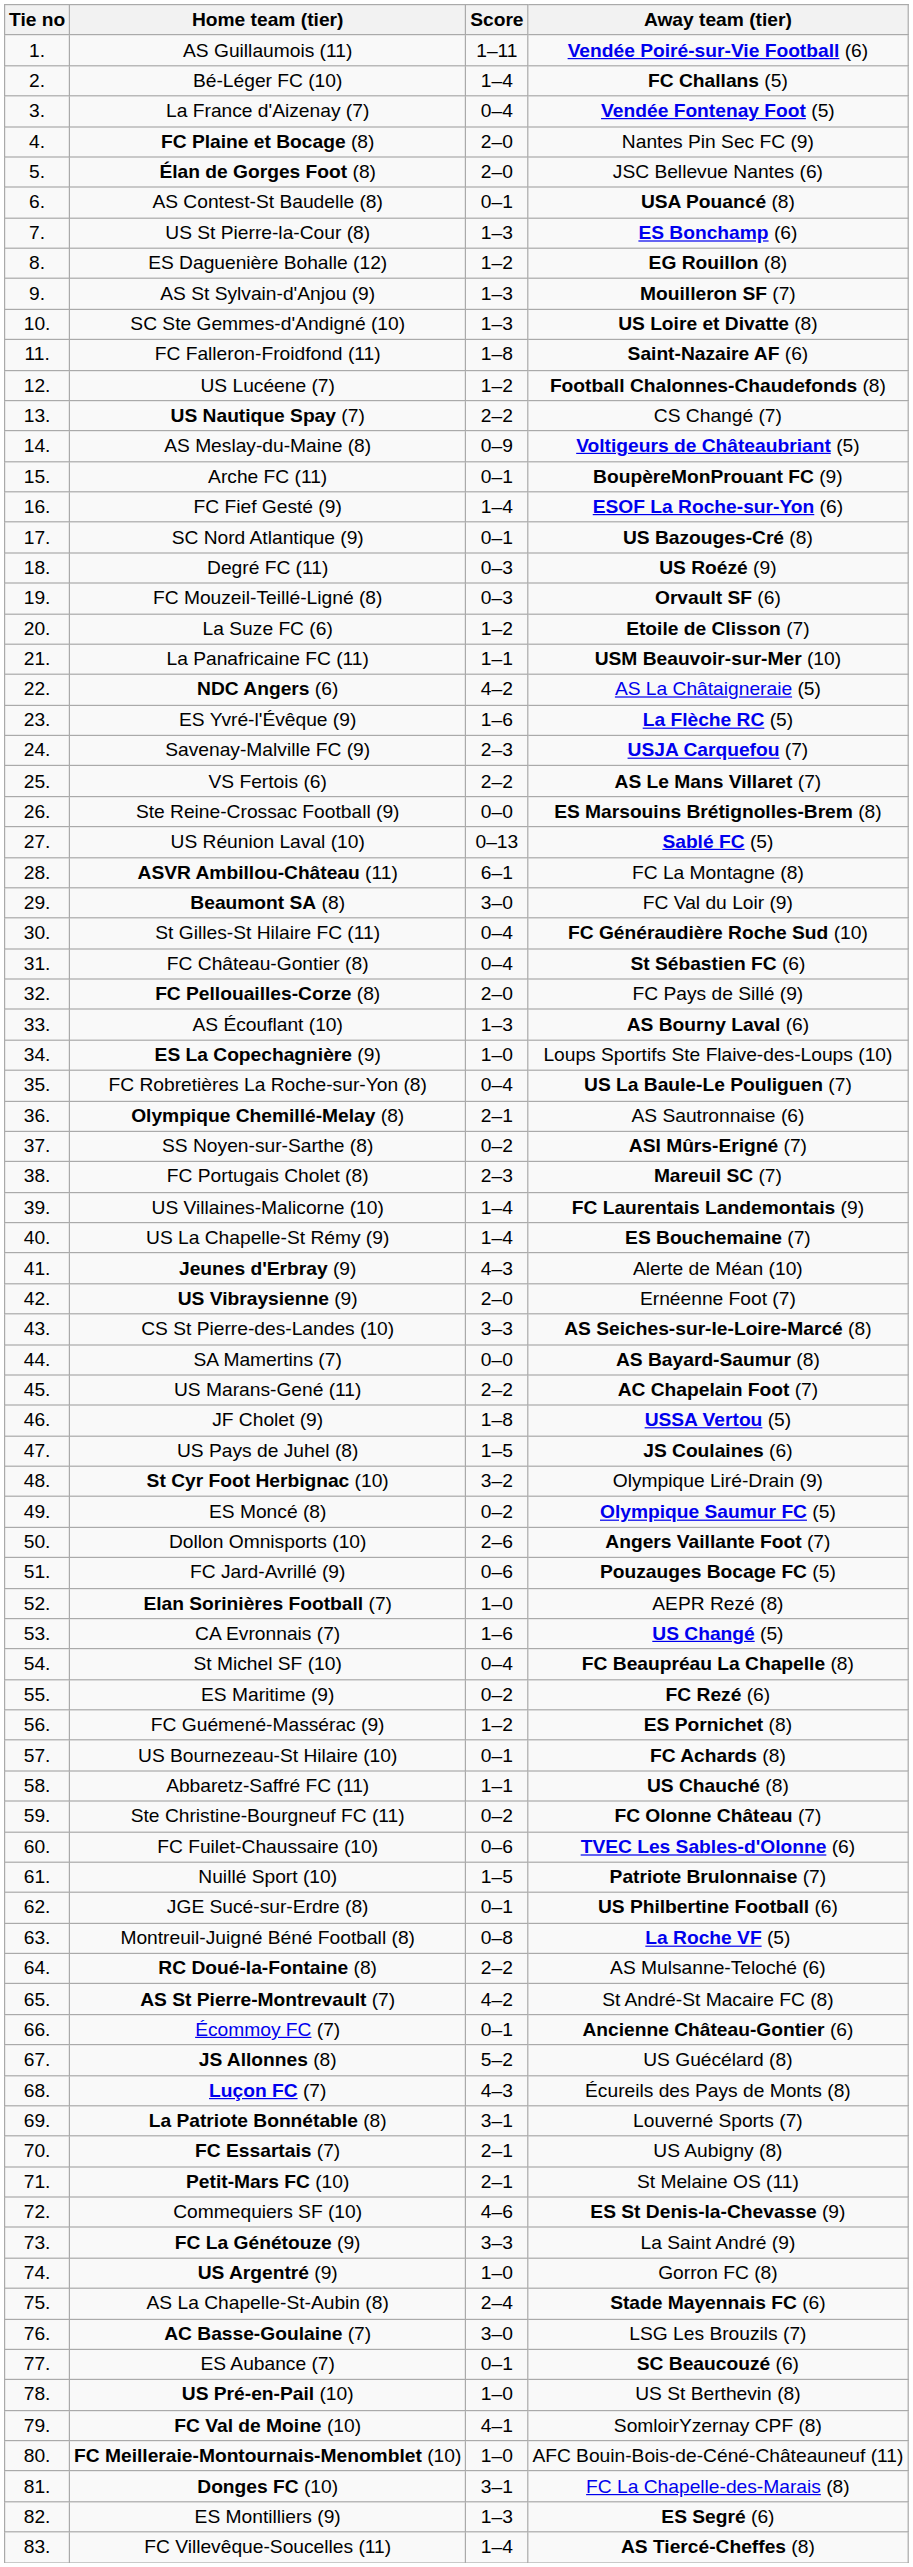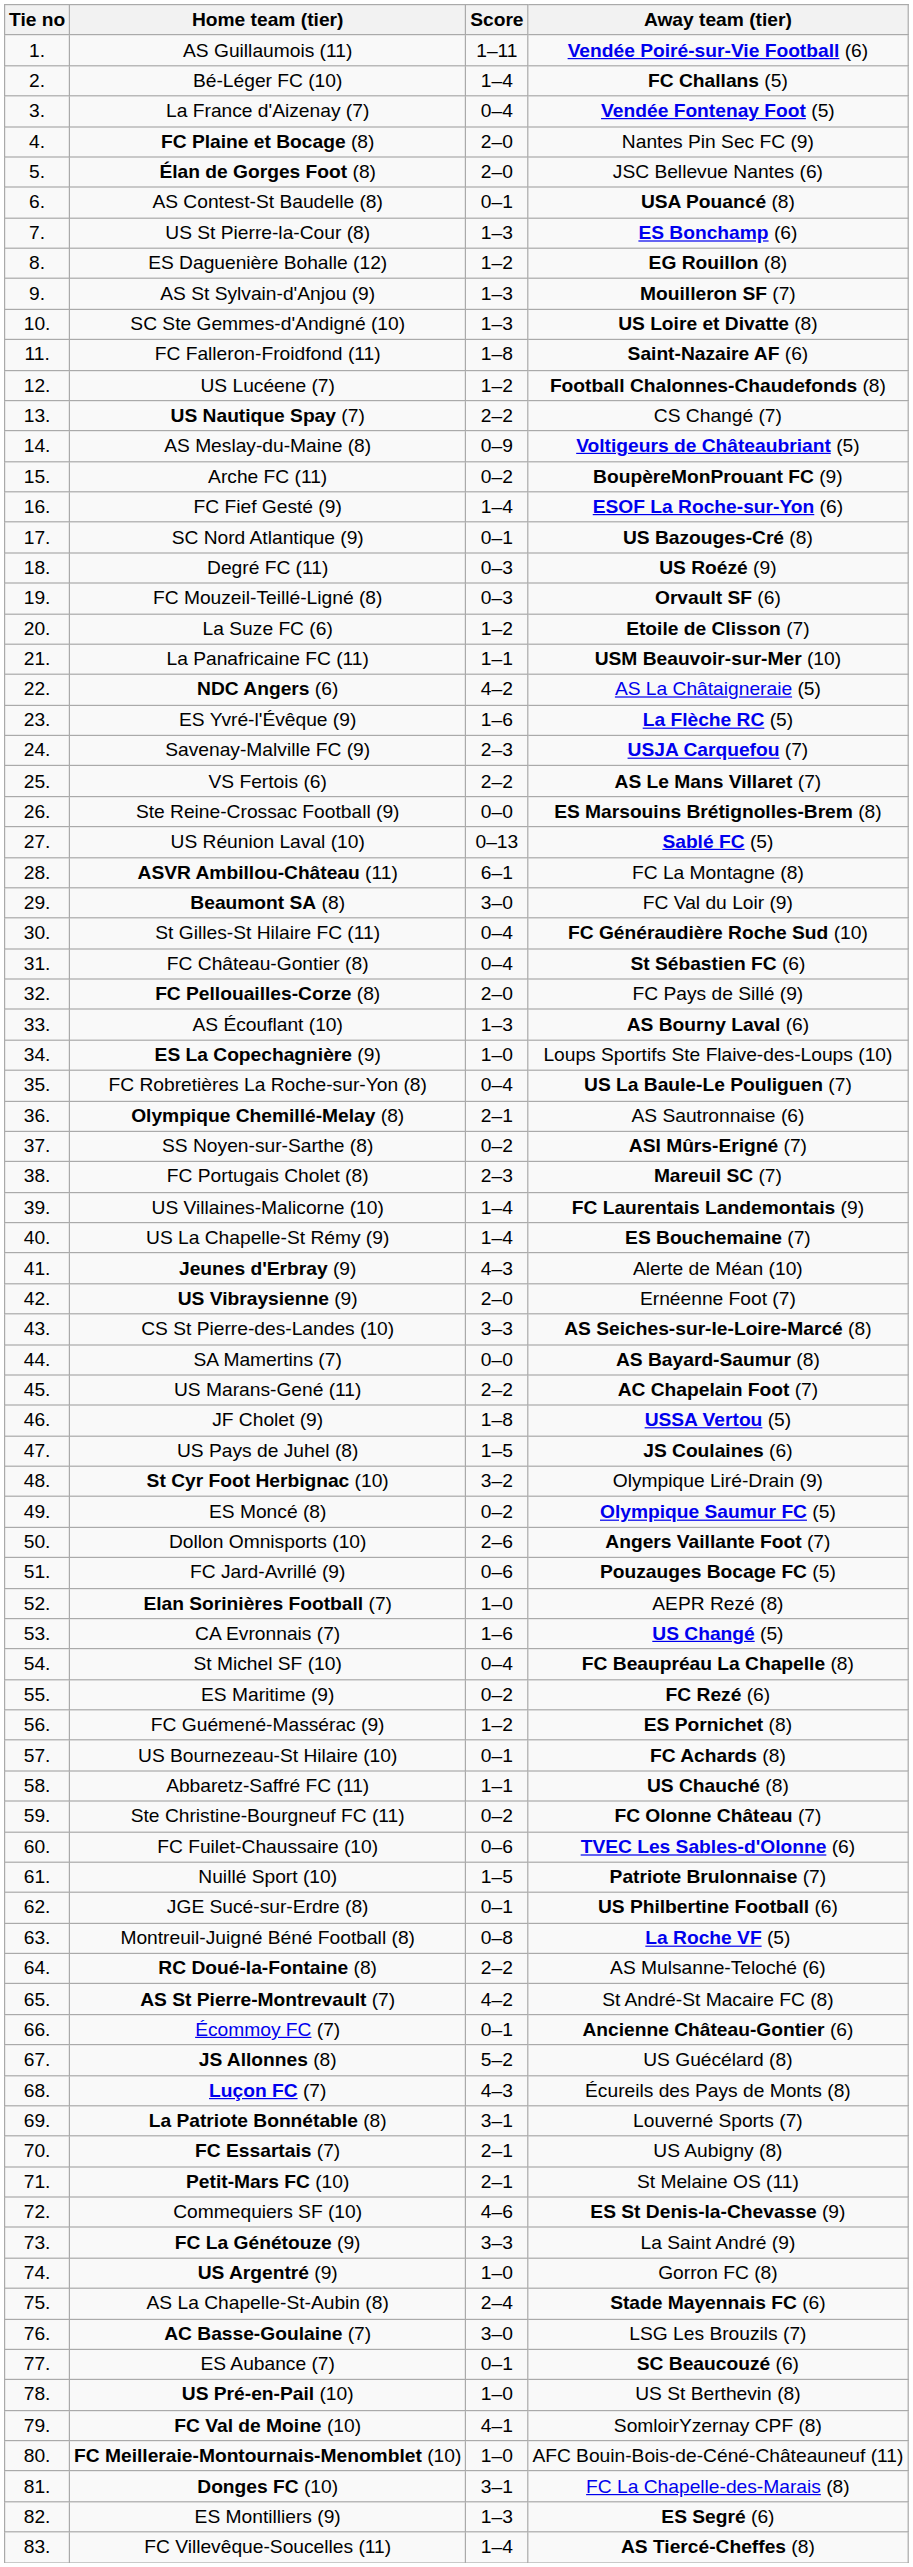(497, 476) 0–1 -> (497, 476) 0–2
